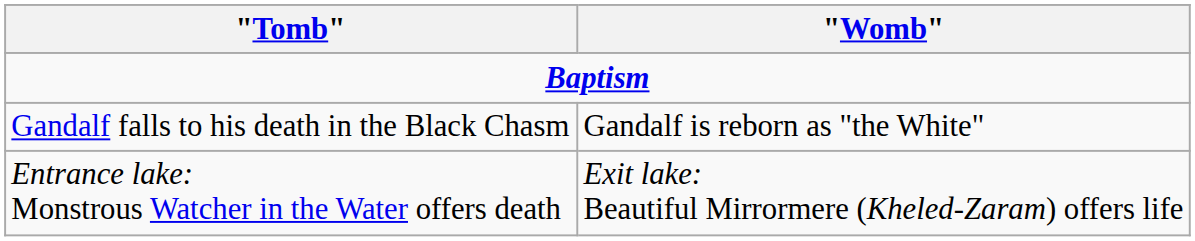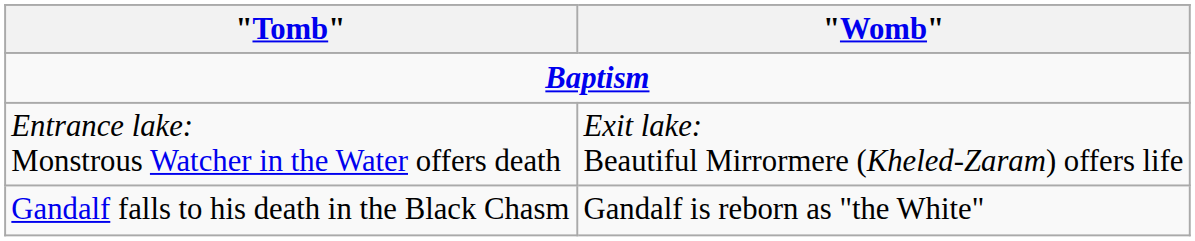rows swapped: (290, 126) <-> (286, 192)
